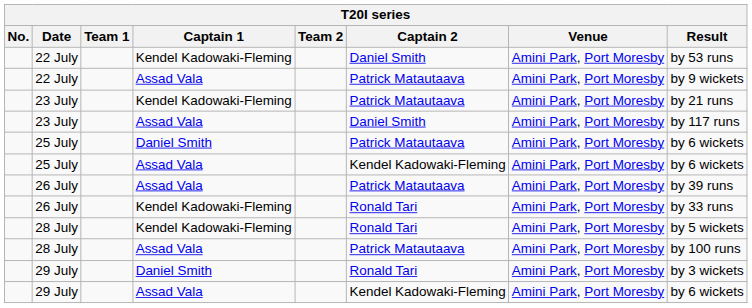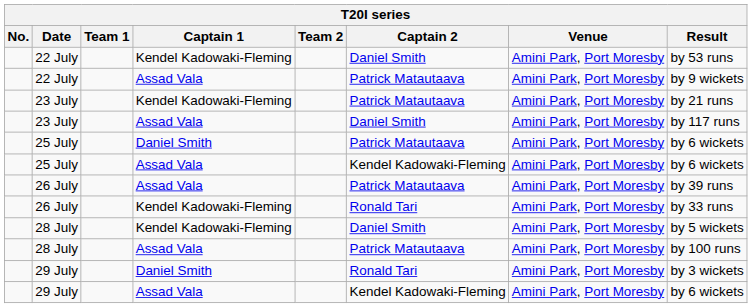(383, 228) Ronald Tari -> (388, 228) Daniel Smith
